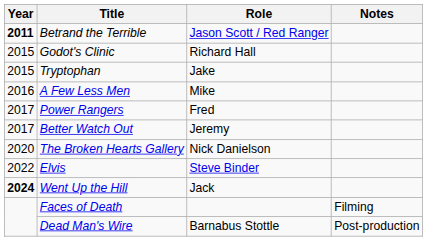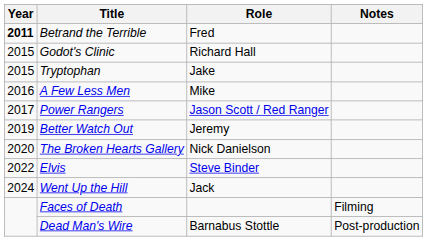(259, 33) Jason Scott / Red Ranger -> (202, 33) Fred
(202, 110) Fred -> (259, 110) Jason Scott / Red Ranger
(21, 129) 2017 -> (21, 129) 2019
(21, 187) bold -> (21, 187) normal
